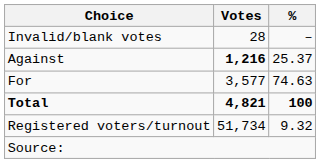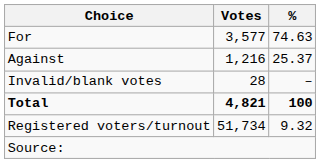rows swapped: (20, 82) <-> (85, 38)
(245, 60) bold -> (245, 60) normal
